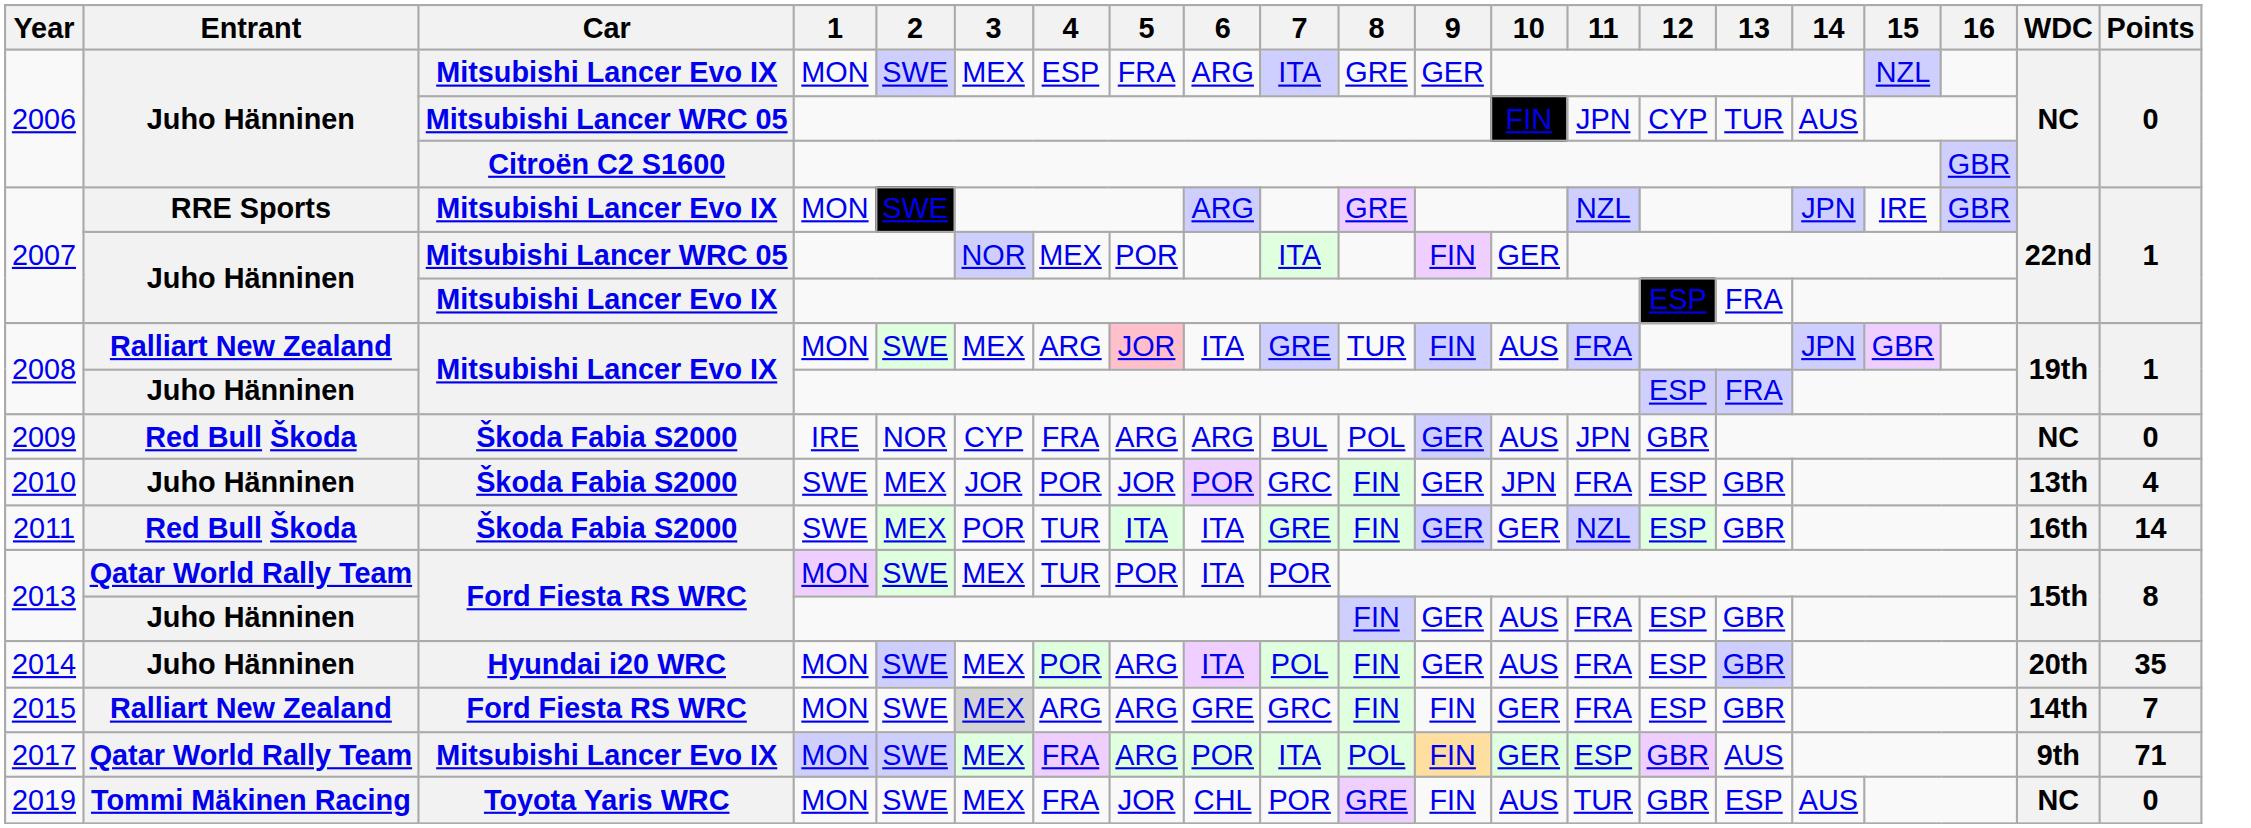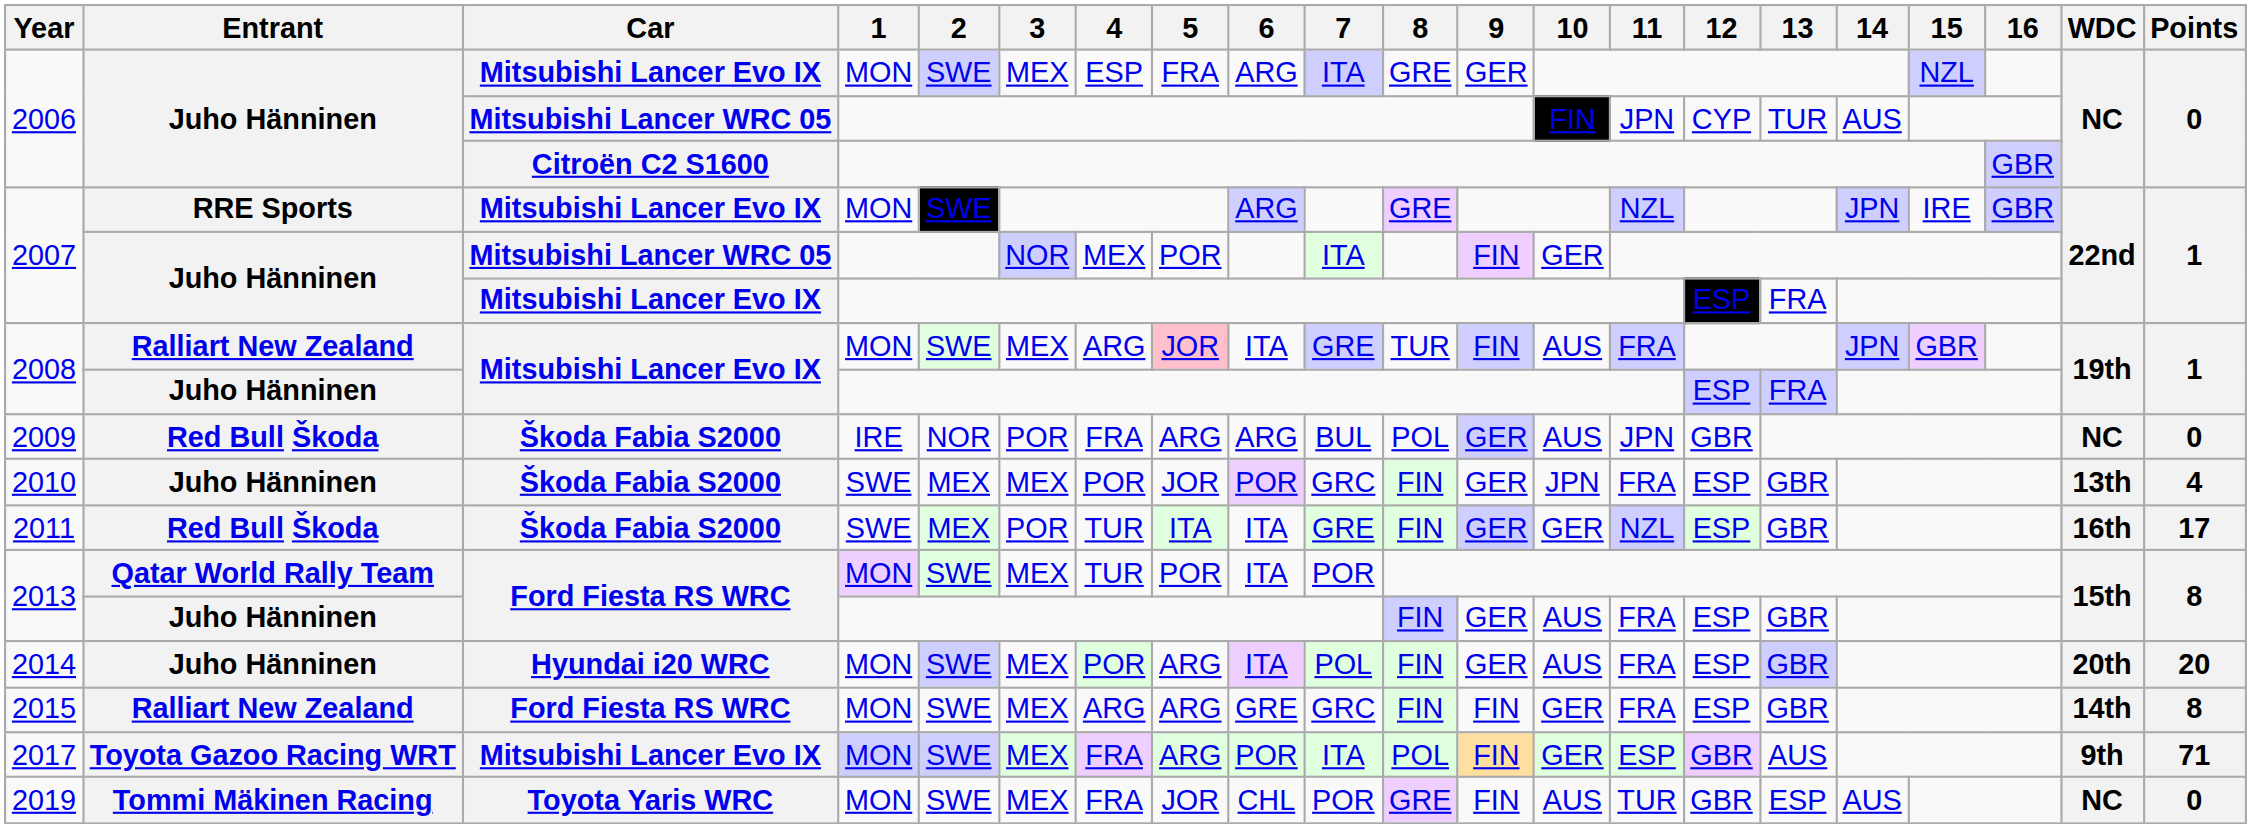(994, 436) CYP -> (1037, 436) POR
(994, 482) JOR -> (1037, 482) MEX
(2150, 527) 14 -> (2194, 527) 17
(2150, 664) 35 -> (2194, 664) 20
(994, 709) lightgrey background -> (1037, 709) no background
(2150, 709) 7 -> (2194, 709) 8
(251, 755) Qatar World Rally Team -> (273, 755) Toyota Gazoo Racing WRT
